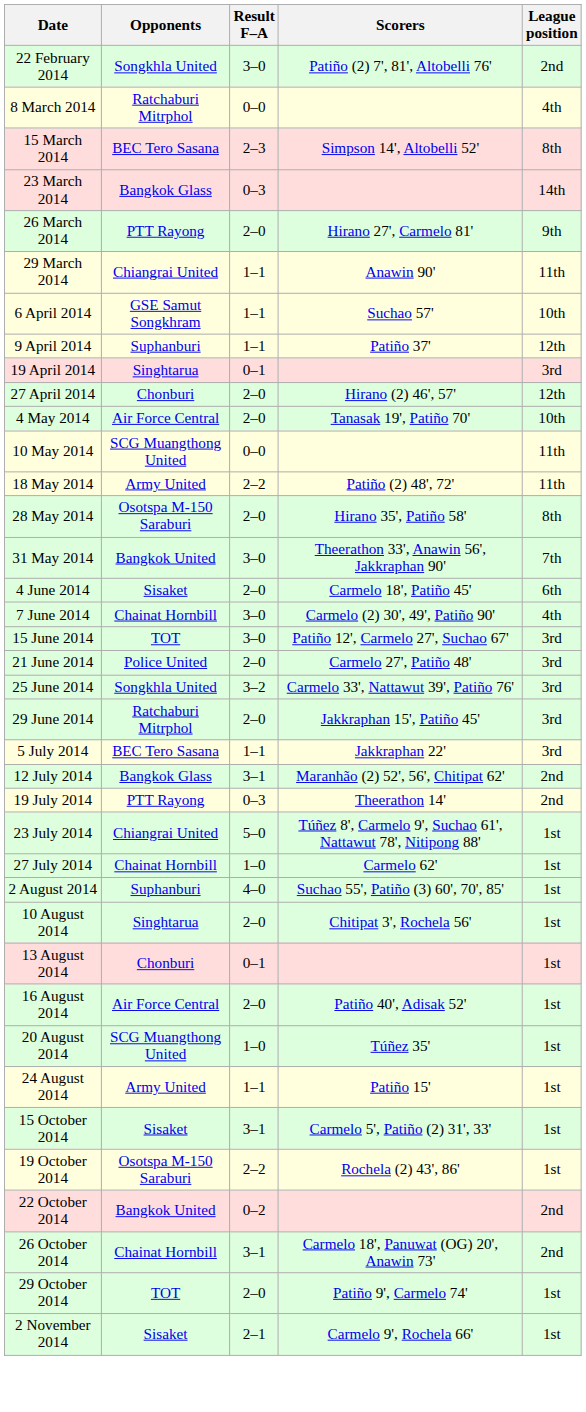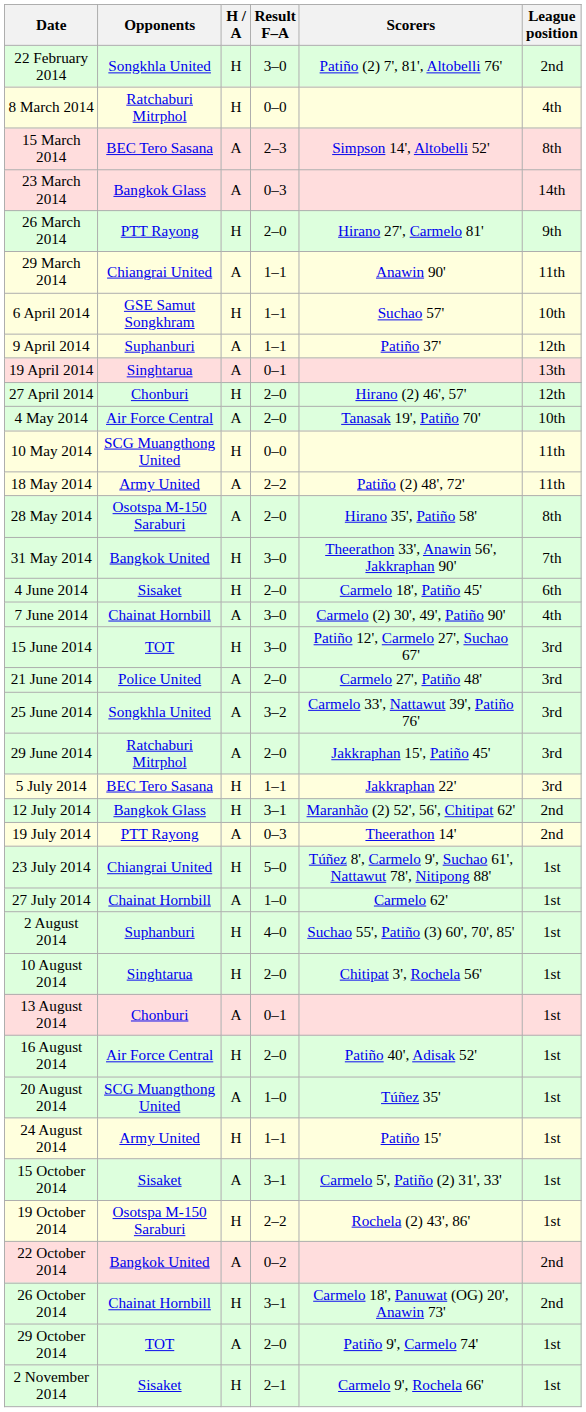+ column: (236, 25)
(552, 370) 3rd -> (552, 370) 13th
